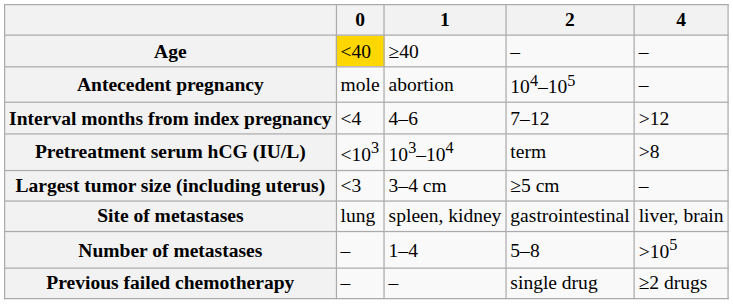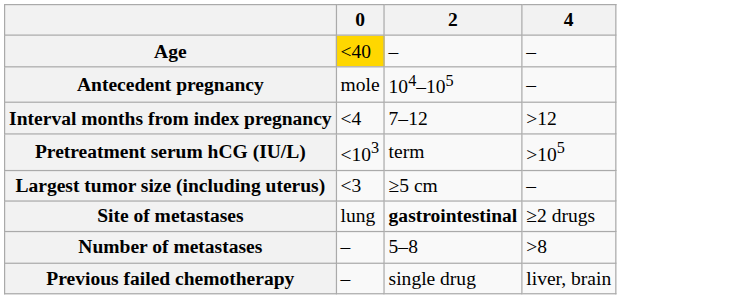- column: (445, 19)
(649, 151) >8 -> (546, 151) >105
(570, 216) normal -> (453, 216) bold
(681, 216) liver, brain -> (561, 216) ≥2 drugs
(658, 249) >105 -> (537, 247) >8
(673, 283) ≥2 drugs -> (569, 278) liver, brain
